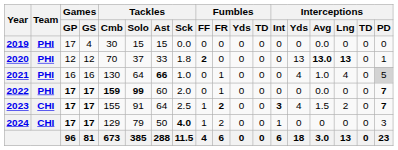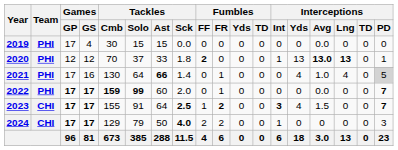(279, 59) 0 -> (279, 59) 1
(70, 75) 16 -> (70, 75) 17
(184, 75) 1.0 -> (184, 75) 1.4
(184, 106) normal -> (184, 106) bold
(345, 106) 2 -> (345, 106) 0
(204, 122) 1 -> (204, 122) 2
